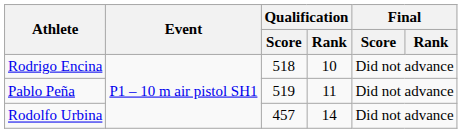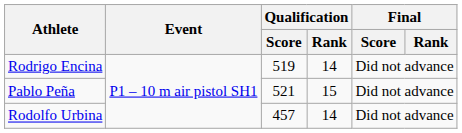(284, 66) 518 -> (284, 66) 519
(329, 66) 10 -> (329, 66) 14
(284, 91) 519 -> (284, 91) 521
(329, 91) 11 -> (329, 91) 15
